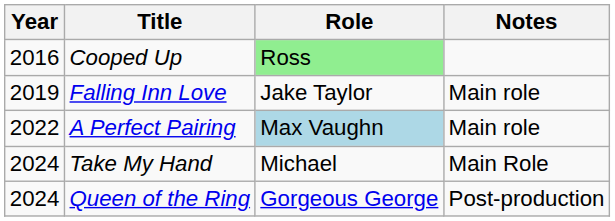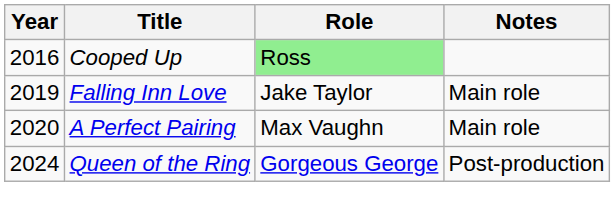(35, 127) 2022 -> (35, 127) 2020
(322, 127) lightblue background -> (322, 127) no background
- row: (141, 163)
